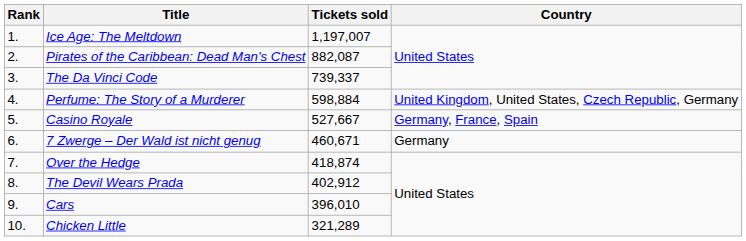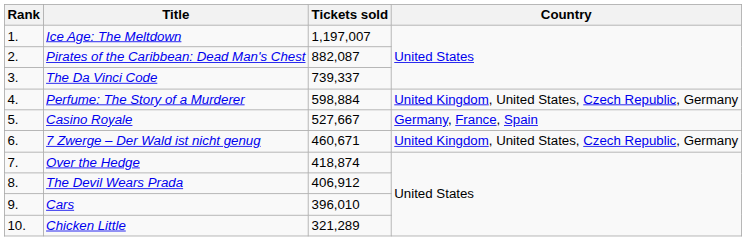(422, 141) Germany -> (566, 141) United Kingdom, United States, Czech Republic, Germany
(336, 183) 402,912 -> (336, 183) 406,912
